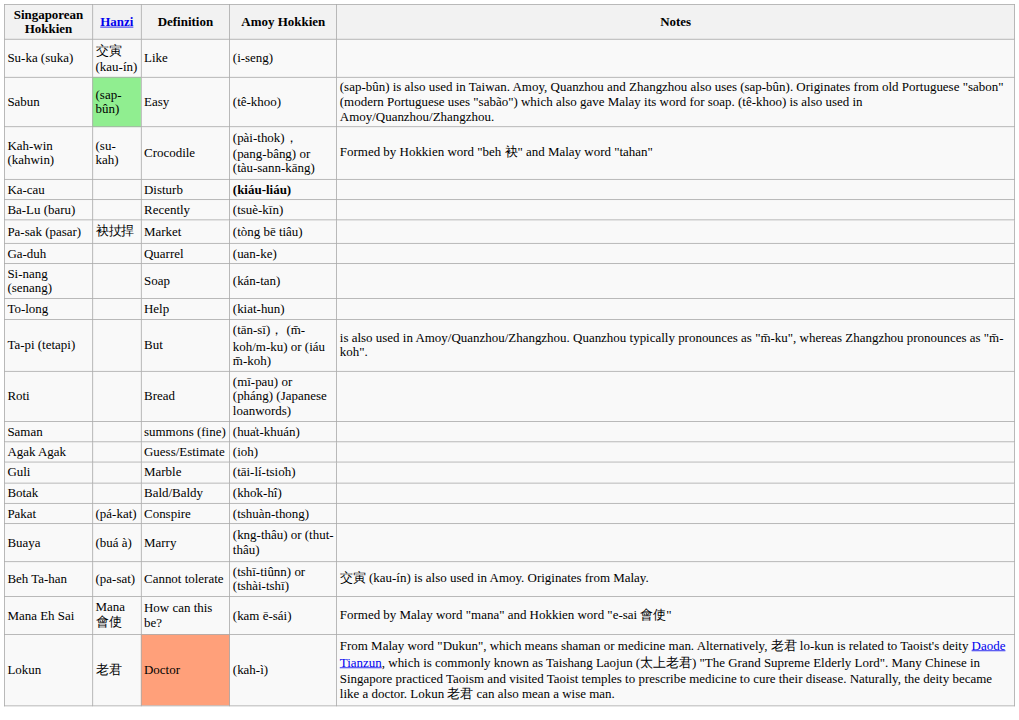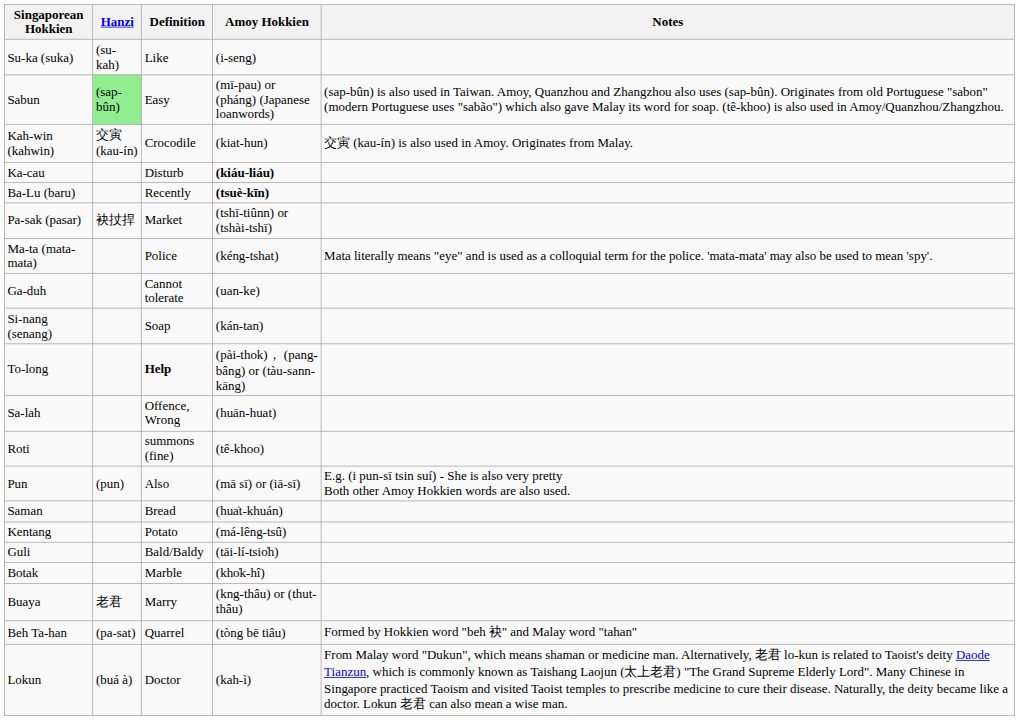(116, 58) 交寅 (kau-ín) -> (107, 57) (su-kah)
(257, 102) (tê-khoo) -> (263, 99) (mī-pau) or (pháng) (Japanese loanwords)
(107, 152) (su-kah) -> (117, 143) 交寅 (kau-ín)
(274, 153) (pài-thok)， (pang-bâng) or (tàu-sann-kāng) -> (242, 143) (kiat-hun)
(496, 152) Formed by Hokkien word "beh 袂" and Malay word "tahan" -> (479, 142) 交寅 (kau-ín) is also used in Amoy. Originates from Malay.
(258, 209) normal -> (242, 192) bold
(268, 231) (tòng bē tiâu) -> (252, 220) (tshī-tiûnn) or (tshài-tshī)
+ row: (41, 255)
(164, 253) Quarrel -> (164, 290) Cannot tolerate
(157, 309) normal -> (158, 369) bold
(259, 309) (kiat-hun) -> (267, 370) (pài-thok)， (pang-bâng) or (tàu-sann-kāng)
+ row: (24, 413)
- row: (41, 345)
(159, 396) Bread -> (170, 448) summons (fine)
(280, 396) (mī-pau) or (pháng) (Japanese loanwords) -> (240, 448) (tê-khoo)
+ row: (17, 483)
(185, 431) summons (fine) -> (160, 511) Bread
- row: (37, 452)
+ row: (29, 532)
(163, 472) Marble -> (174, 552) Bald/Baldy
(174, 493) Bald/Baldy -> (163, 573) Marble
- row: (22, 513)
(114, 542) (buá à) -> (109, 601) 老君
(184, 579) Cannot tolerate -> (164, 632) Quarrel
(269, 579) (tshī-tiûnn) or (tshài-tshī) -> (251, 632) (tòng bē tiâu)
(494, 578) 交寅 (kau-ín) is also used in Amoy. Originates from Malay. -> (481, 632) Formed by Hokkien word "beh 袂" and Malay word "tahan"
- row: (41, 615)
(109, 669) 老君 -> (114, 679) (buá à)
(162, 670) lightsalmon background -> (163, 679) no background
